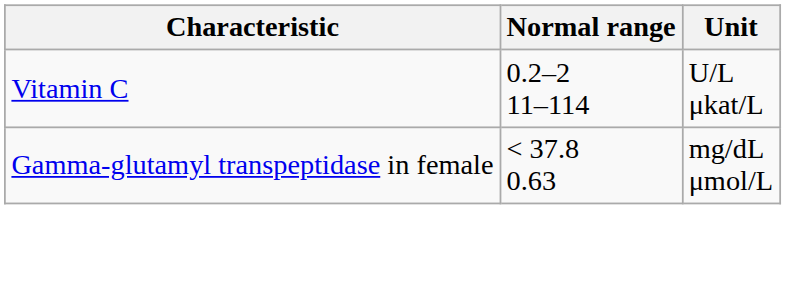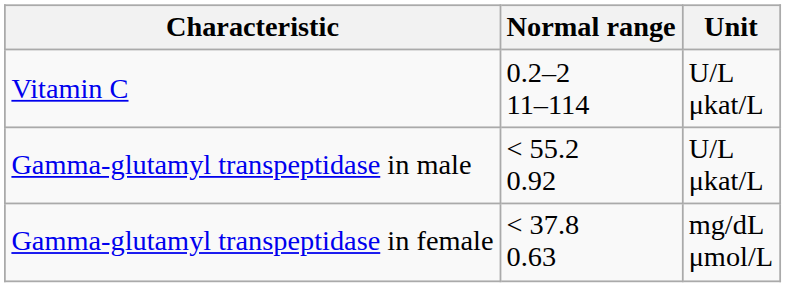+ row: (241, 164)
